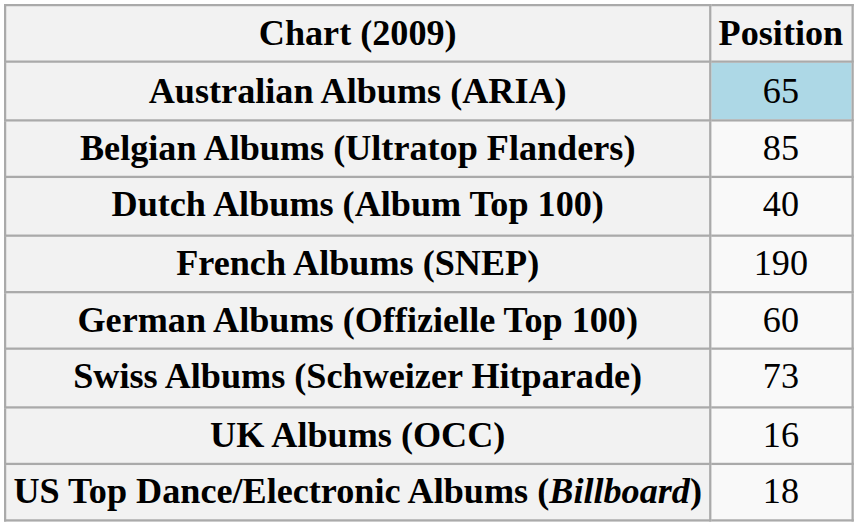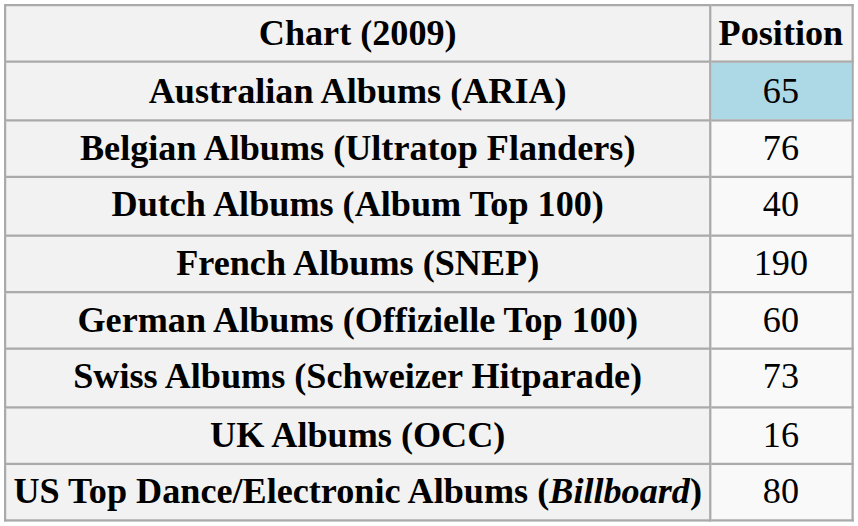(781, 147) 85 -> (781, 147) 76
(781, 491) 18 -> (781, 491) 80
